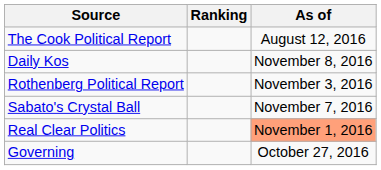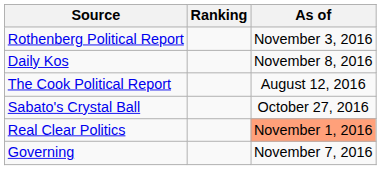rows swapped: (89, 38) <-> (96, 84)
(313, 107) November 7, 2016 -> (313, 107) October 27, 2016
(313, 152) October 27, 2016 -> (313, 152) November 7, 2016
